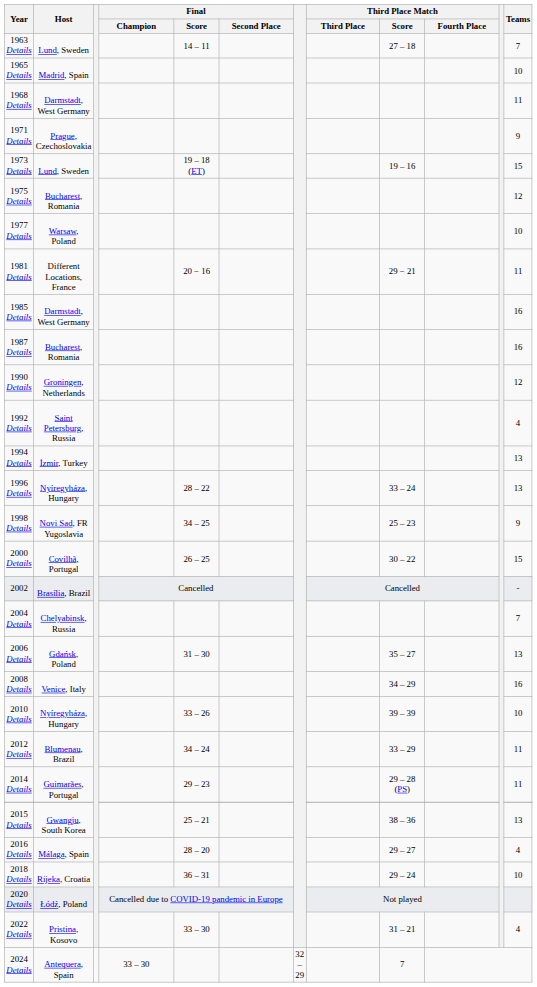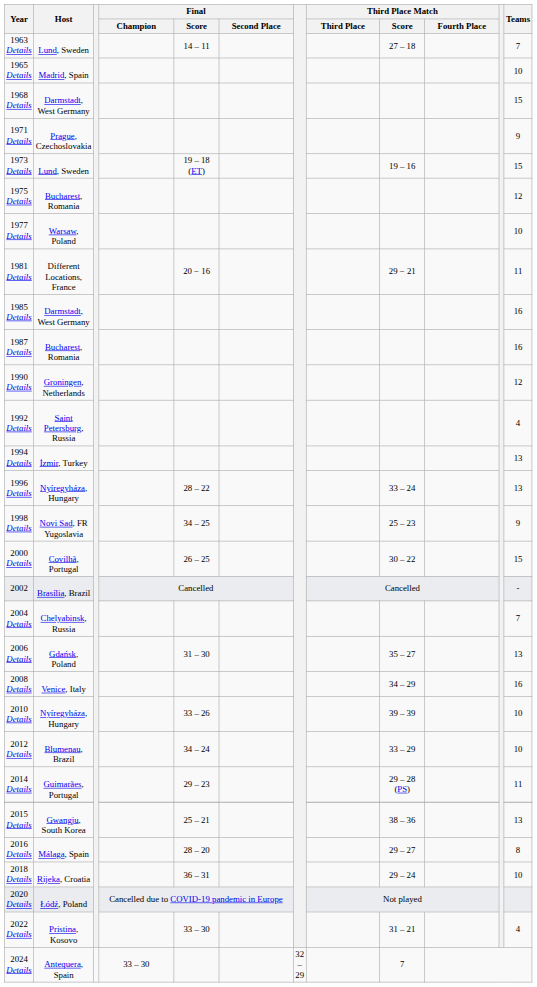(518, 101) 11 -> (518, 101) 15
(518, 749) 11 -> (518, 749) 10
(518, 850) 4 -> (518, 850) 8
